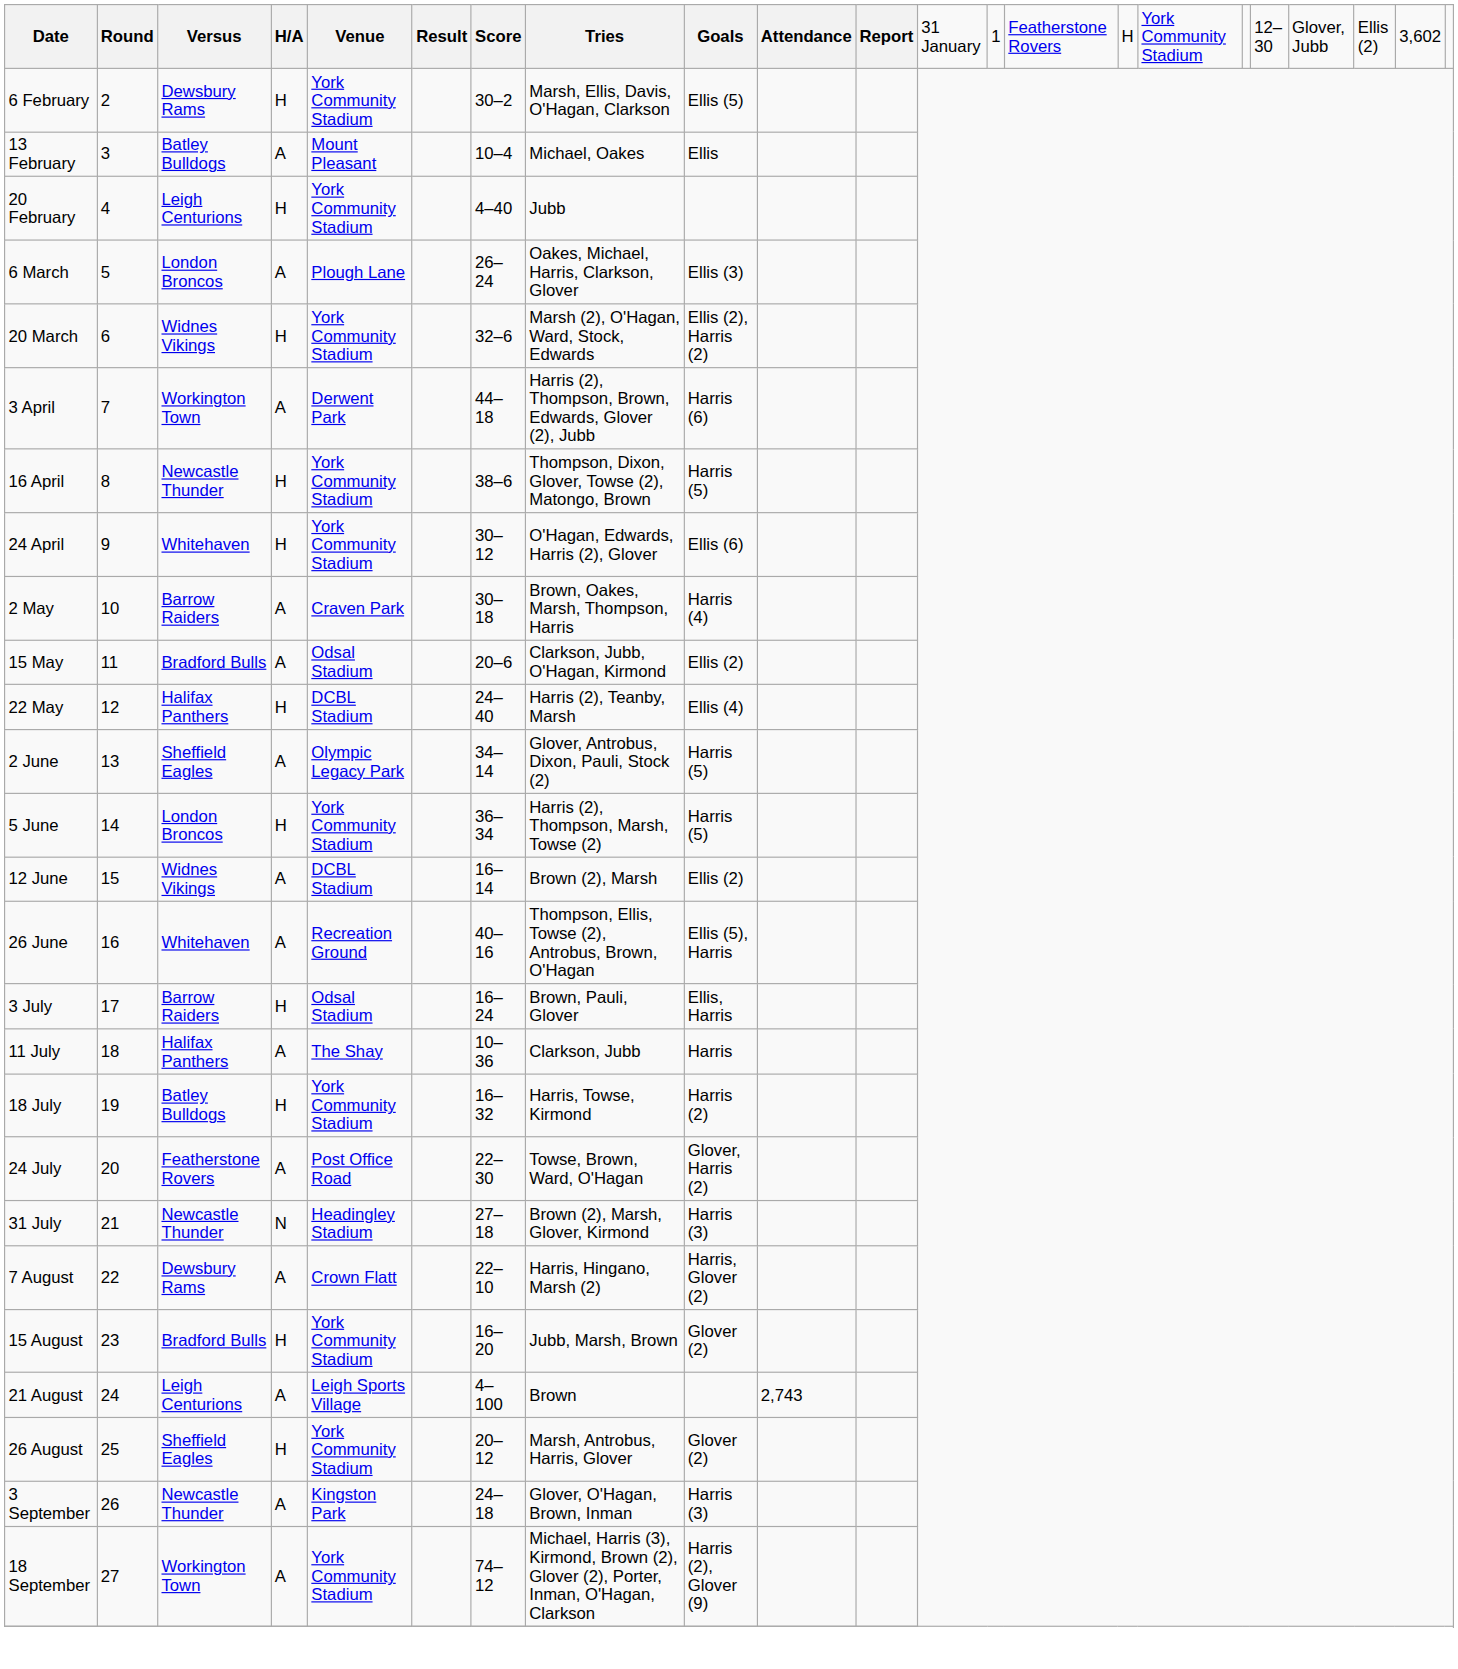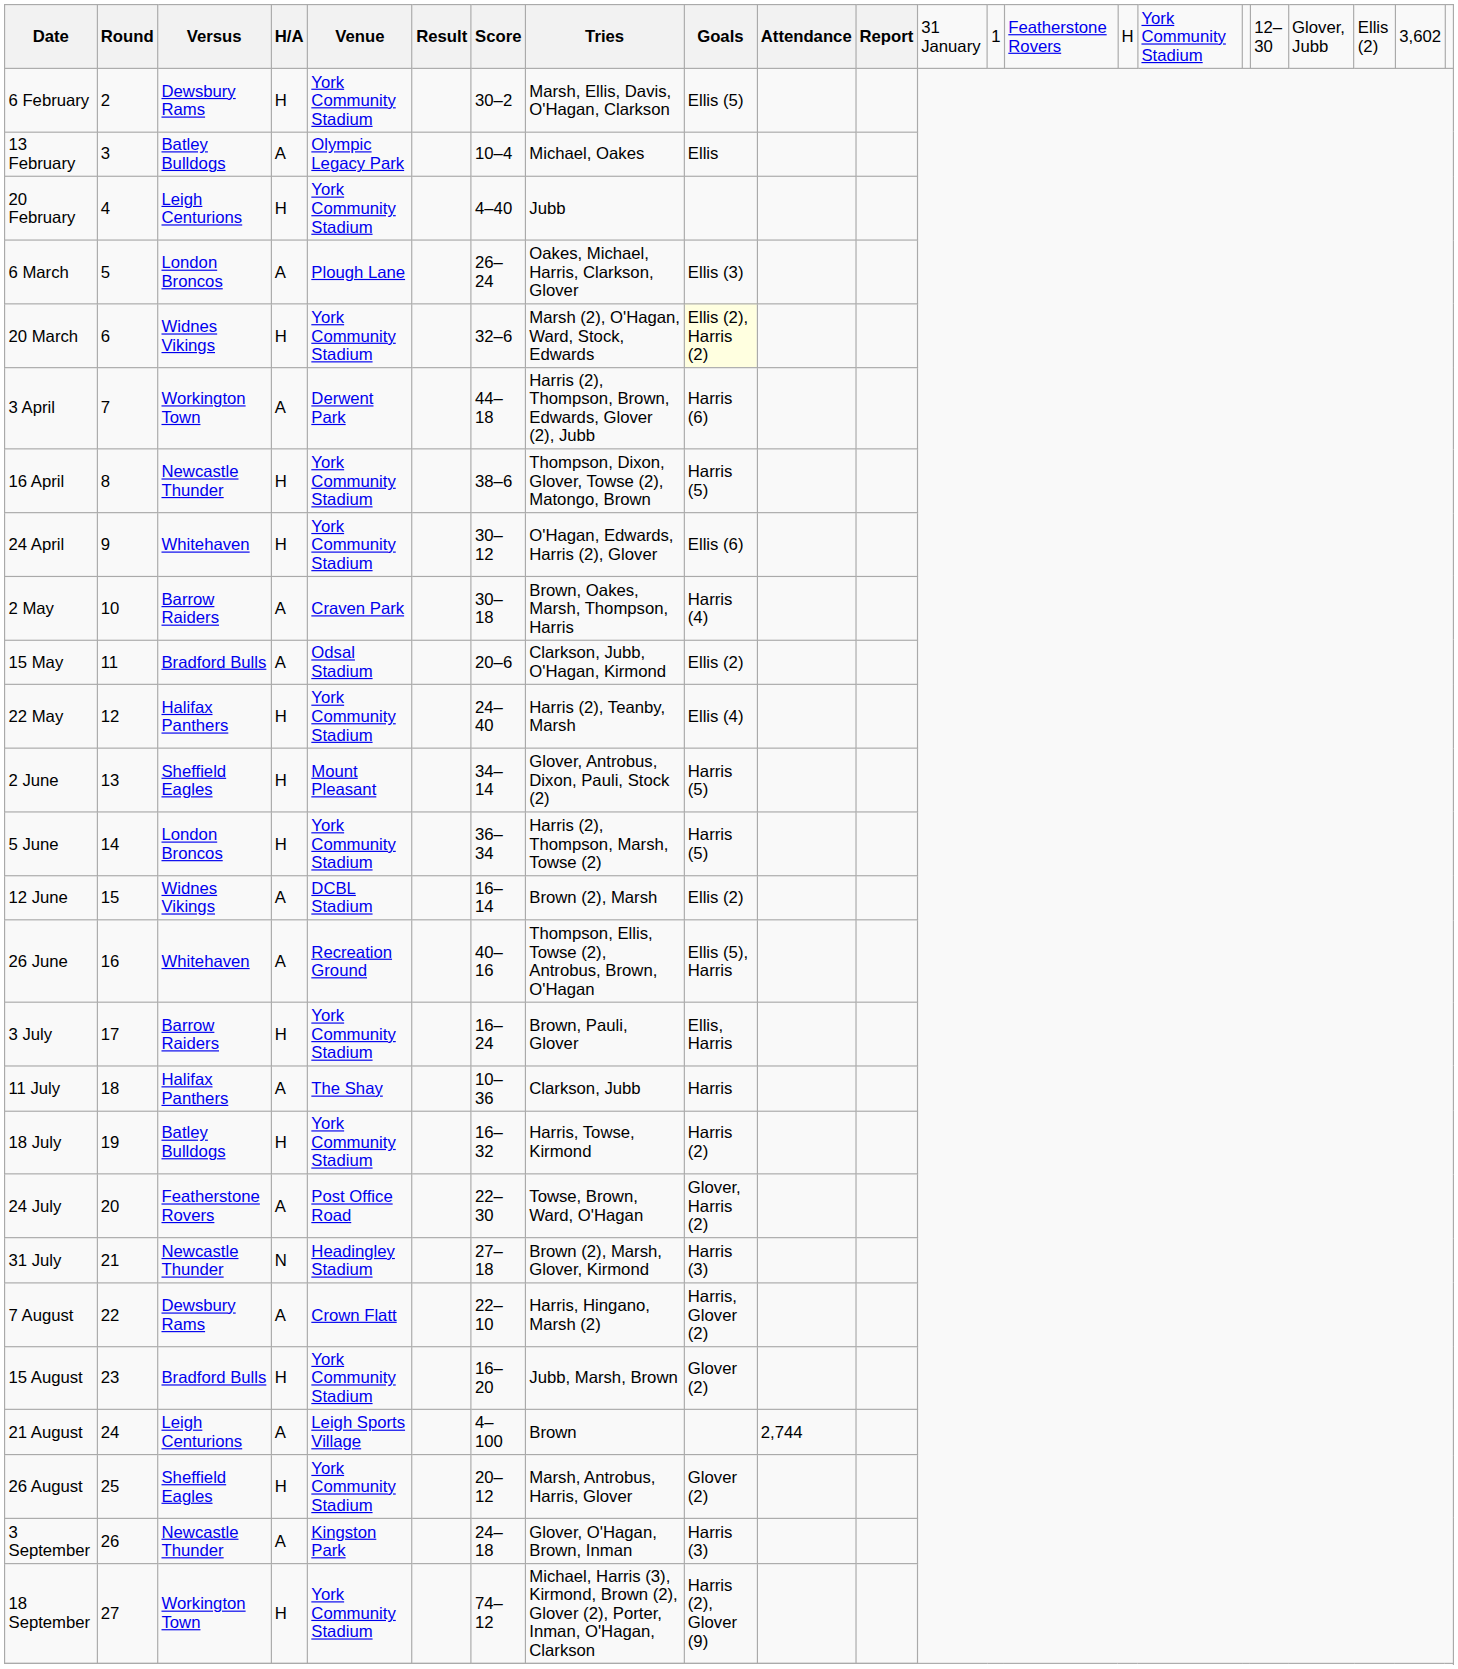(344, 154) Mount Pleasant -> (358, 154) Olympic Legacy Park
(718, 336) no background -> (718, 336) lightyellow background
(342, 707) DCBL Stadium -> (354, 717) York Community Stadium
(280, 762) A -> (281, 780) H
(358, 762) Olympic Legacy Park -> (344, 780) Mount Pleasant
(342, 1006) Odsal Stadium -> (354, 1034) York Community Stadium
(782, 1395) 2,743 -> (782, 1432) 2,744
(280, 1577) A -> (281, 1614) H
